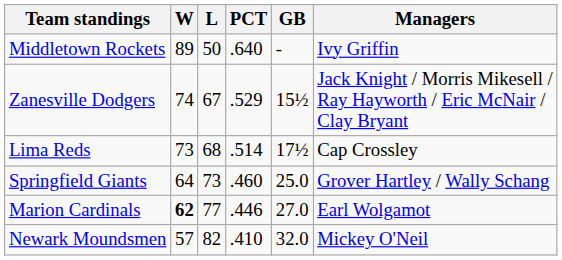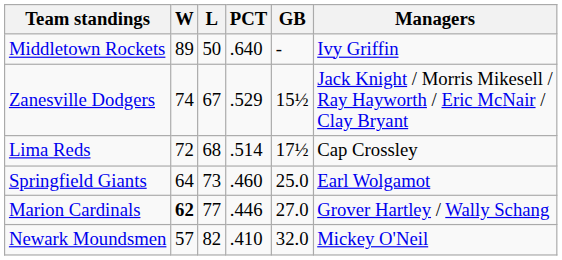(184, 150) 73 -> (184, 150) 72
(433, 180) Grover Hartley / Wally Schang -> (374, 180) Earl Wolgamot
(374, 209) Earl Wolgamot -> (433, 209) Grover Hartley / Wally Schang
